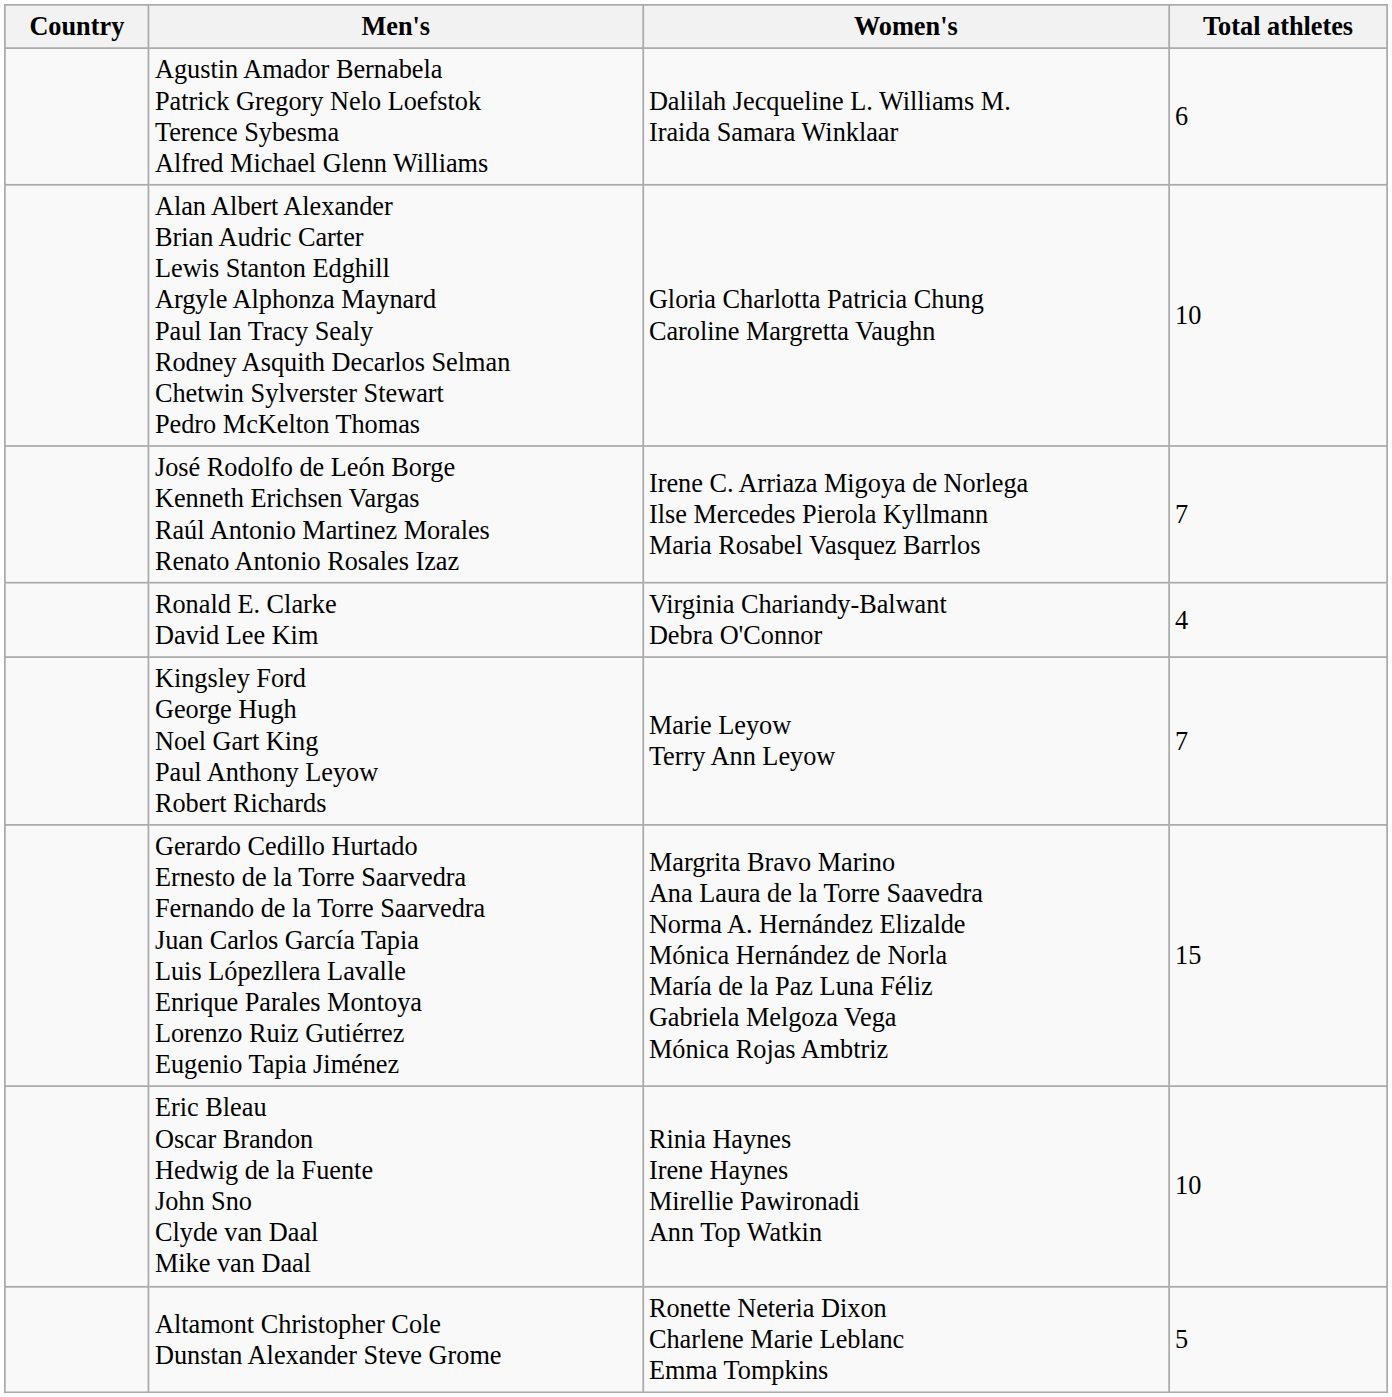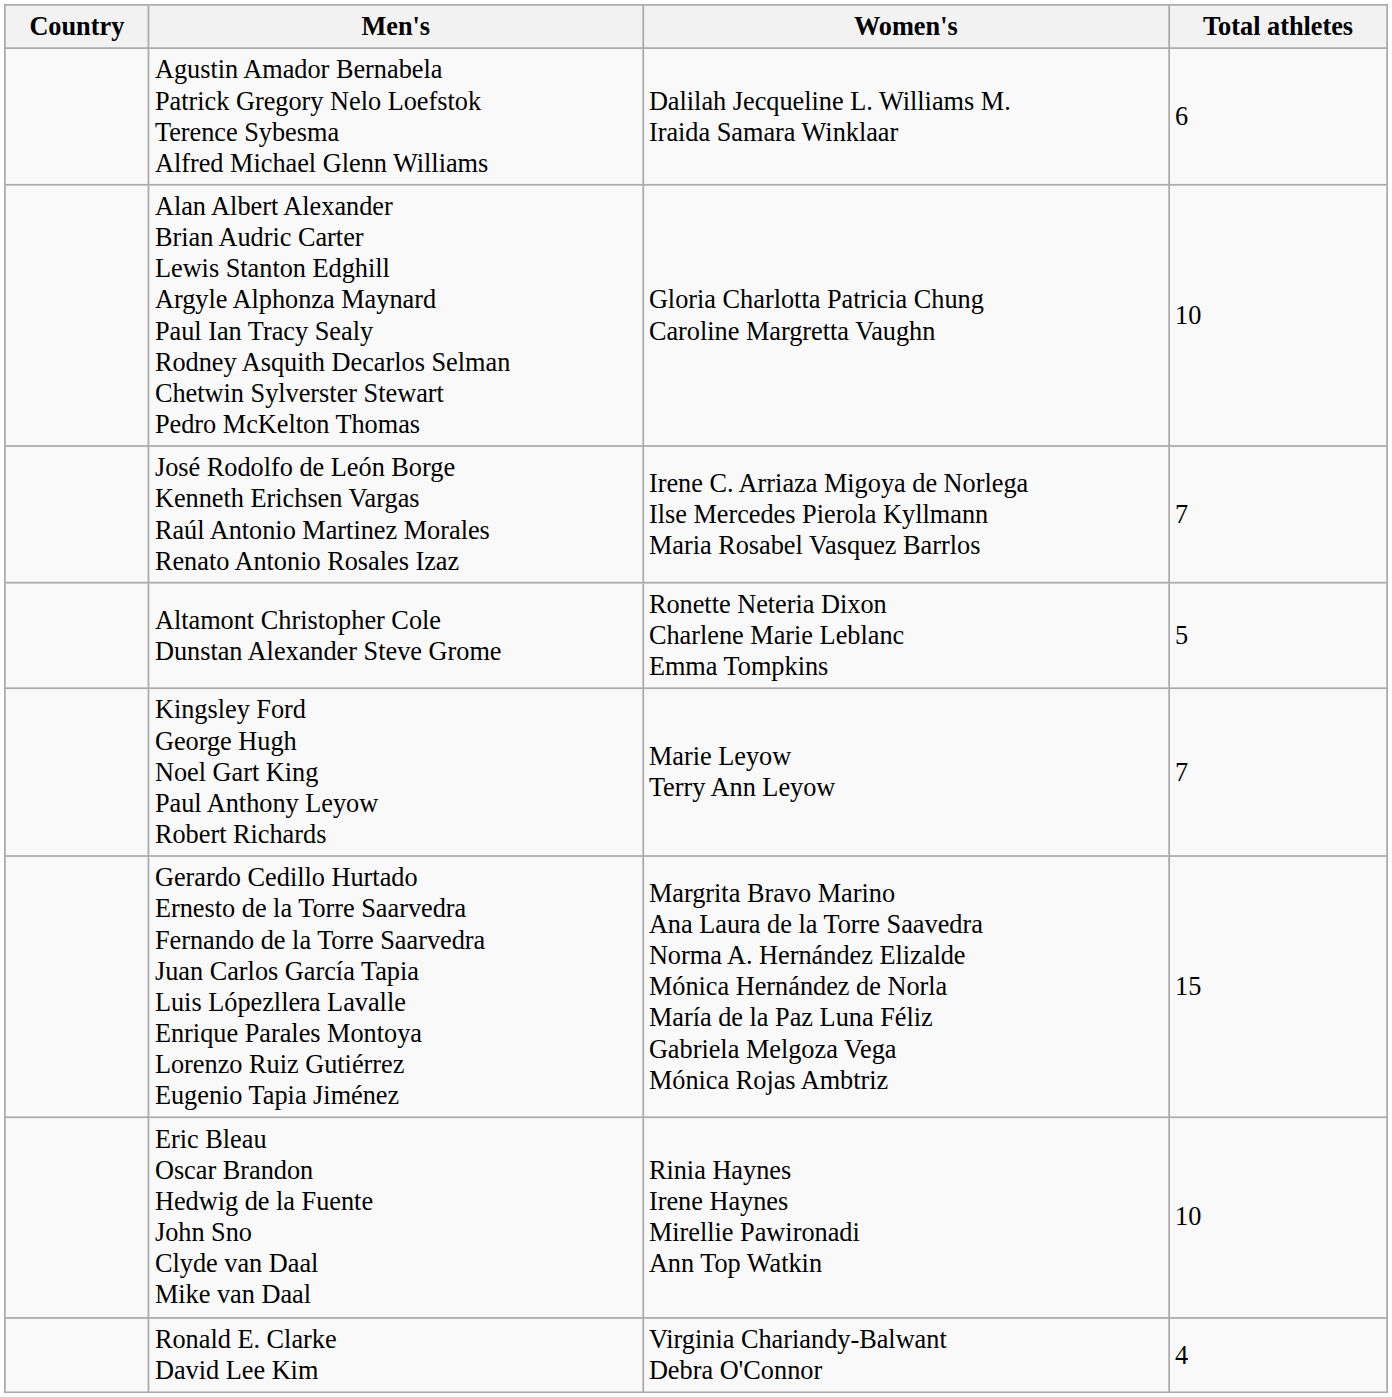rows swapped: (328, 1338) <-> (246, 620)
